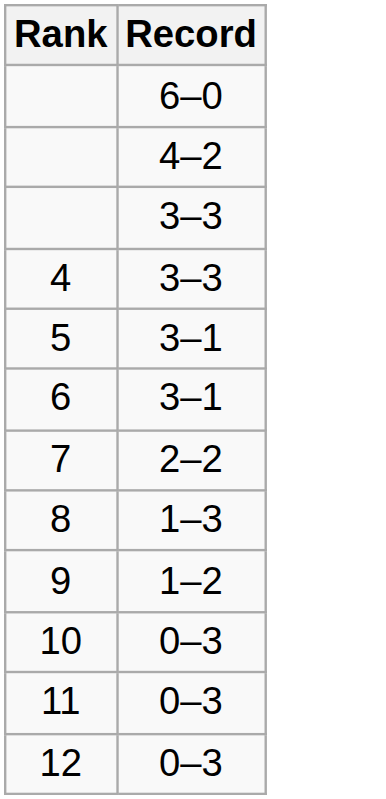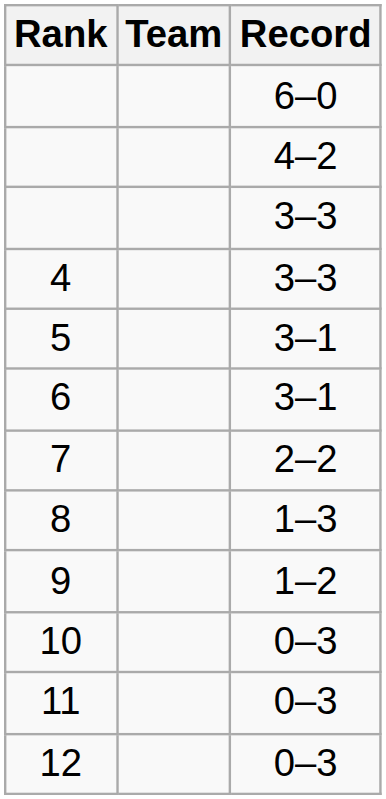+ column: (174, 34)
